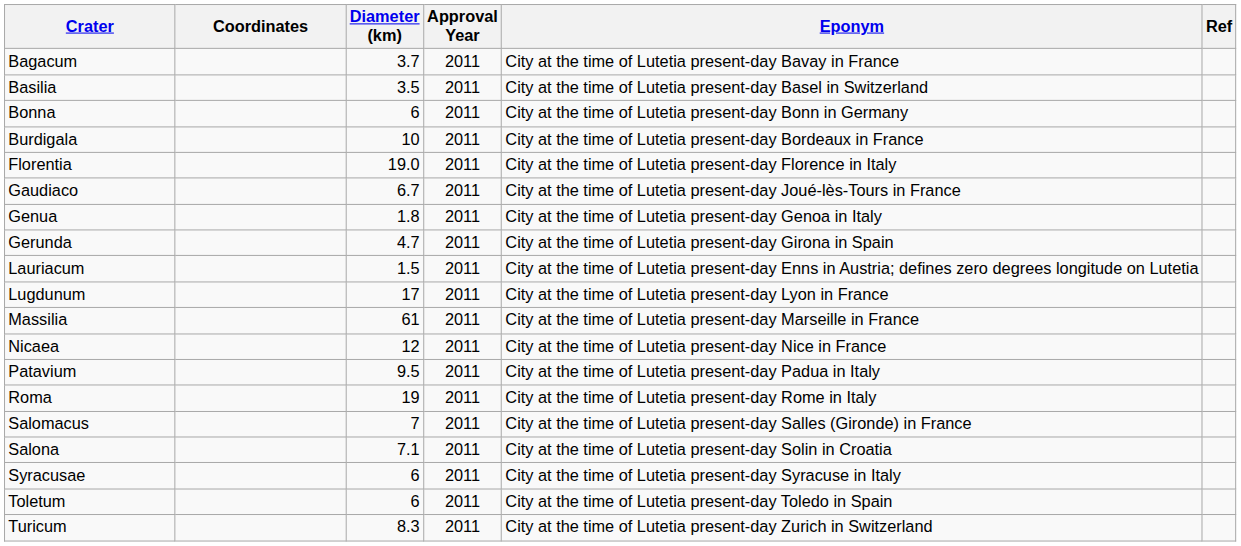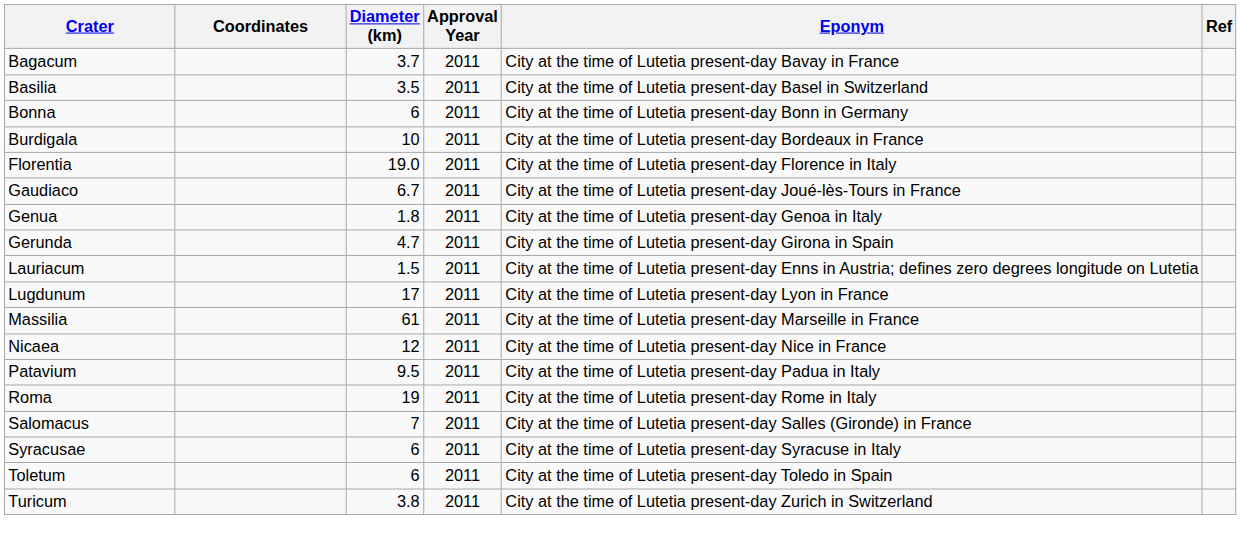- row: (34, 449)
(408, 527) 8.3 -> (408, 501) 3.8
